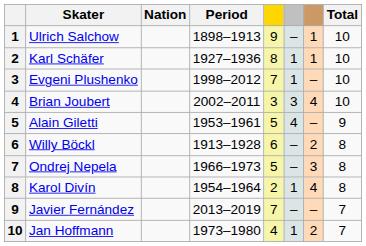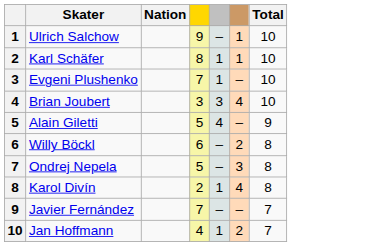- column: (227, 15)
